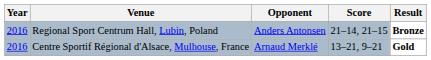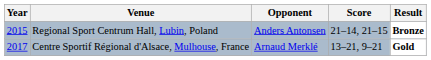(17, 30) 2016 -> (17, 30) 2015
(17, 47) 2016 -> (17, 47) 2017
